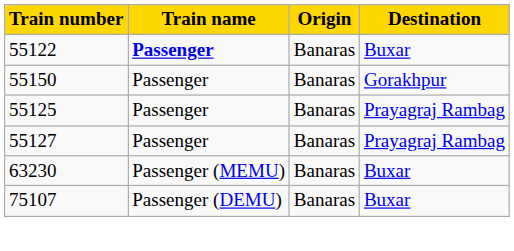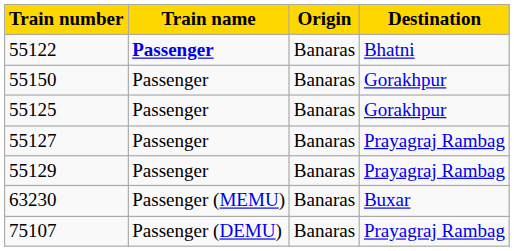(387, 49) Buxar -> (389, 49) Bhatni
(434, 110) Prayagraj Rambag -> (405, 110) Gorakhpur
+ row: (33, 170)
(387, 200) Buxar -> (434, 230) Prayagraj Rambag
